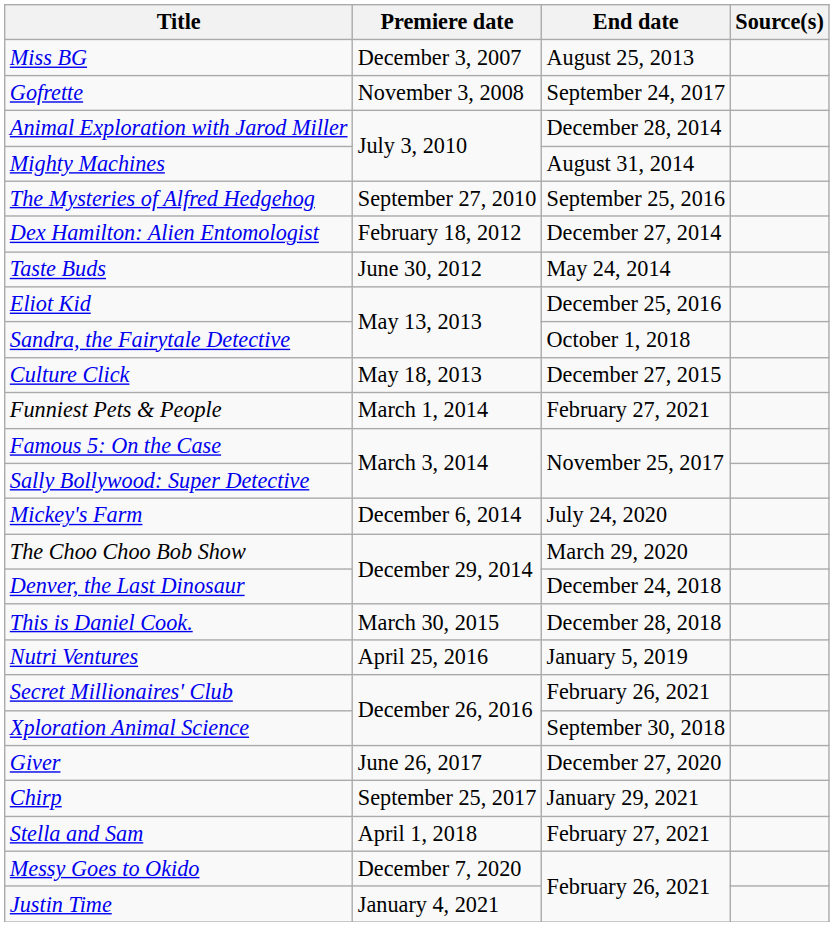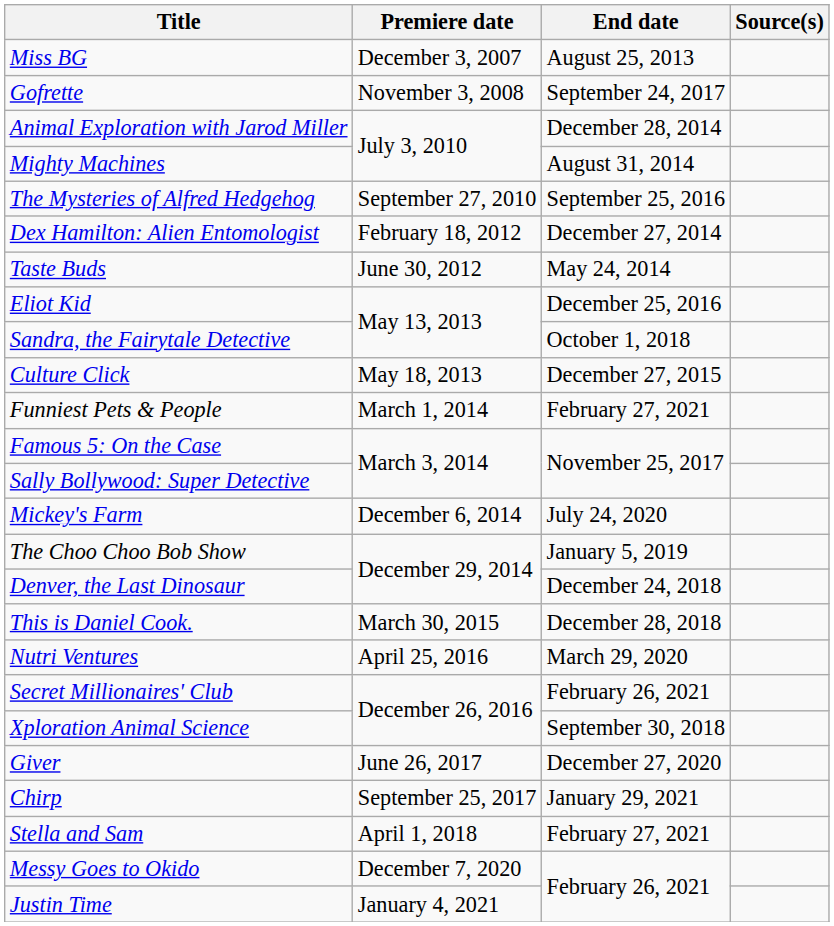(617, 551) March 29, 2020 -> (617, 551) January 5, 2019
(617, 657) January 5, 2019 -> (617, 657) March 29, 2020
